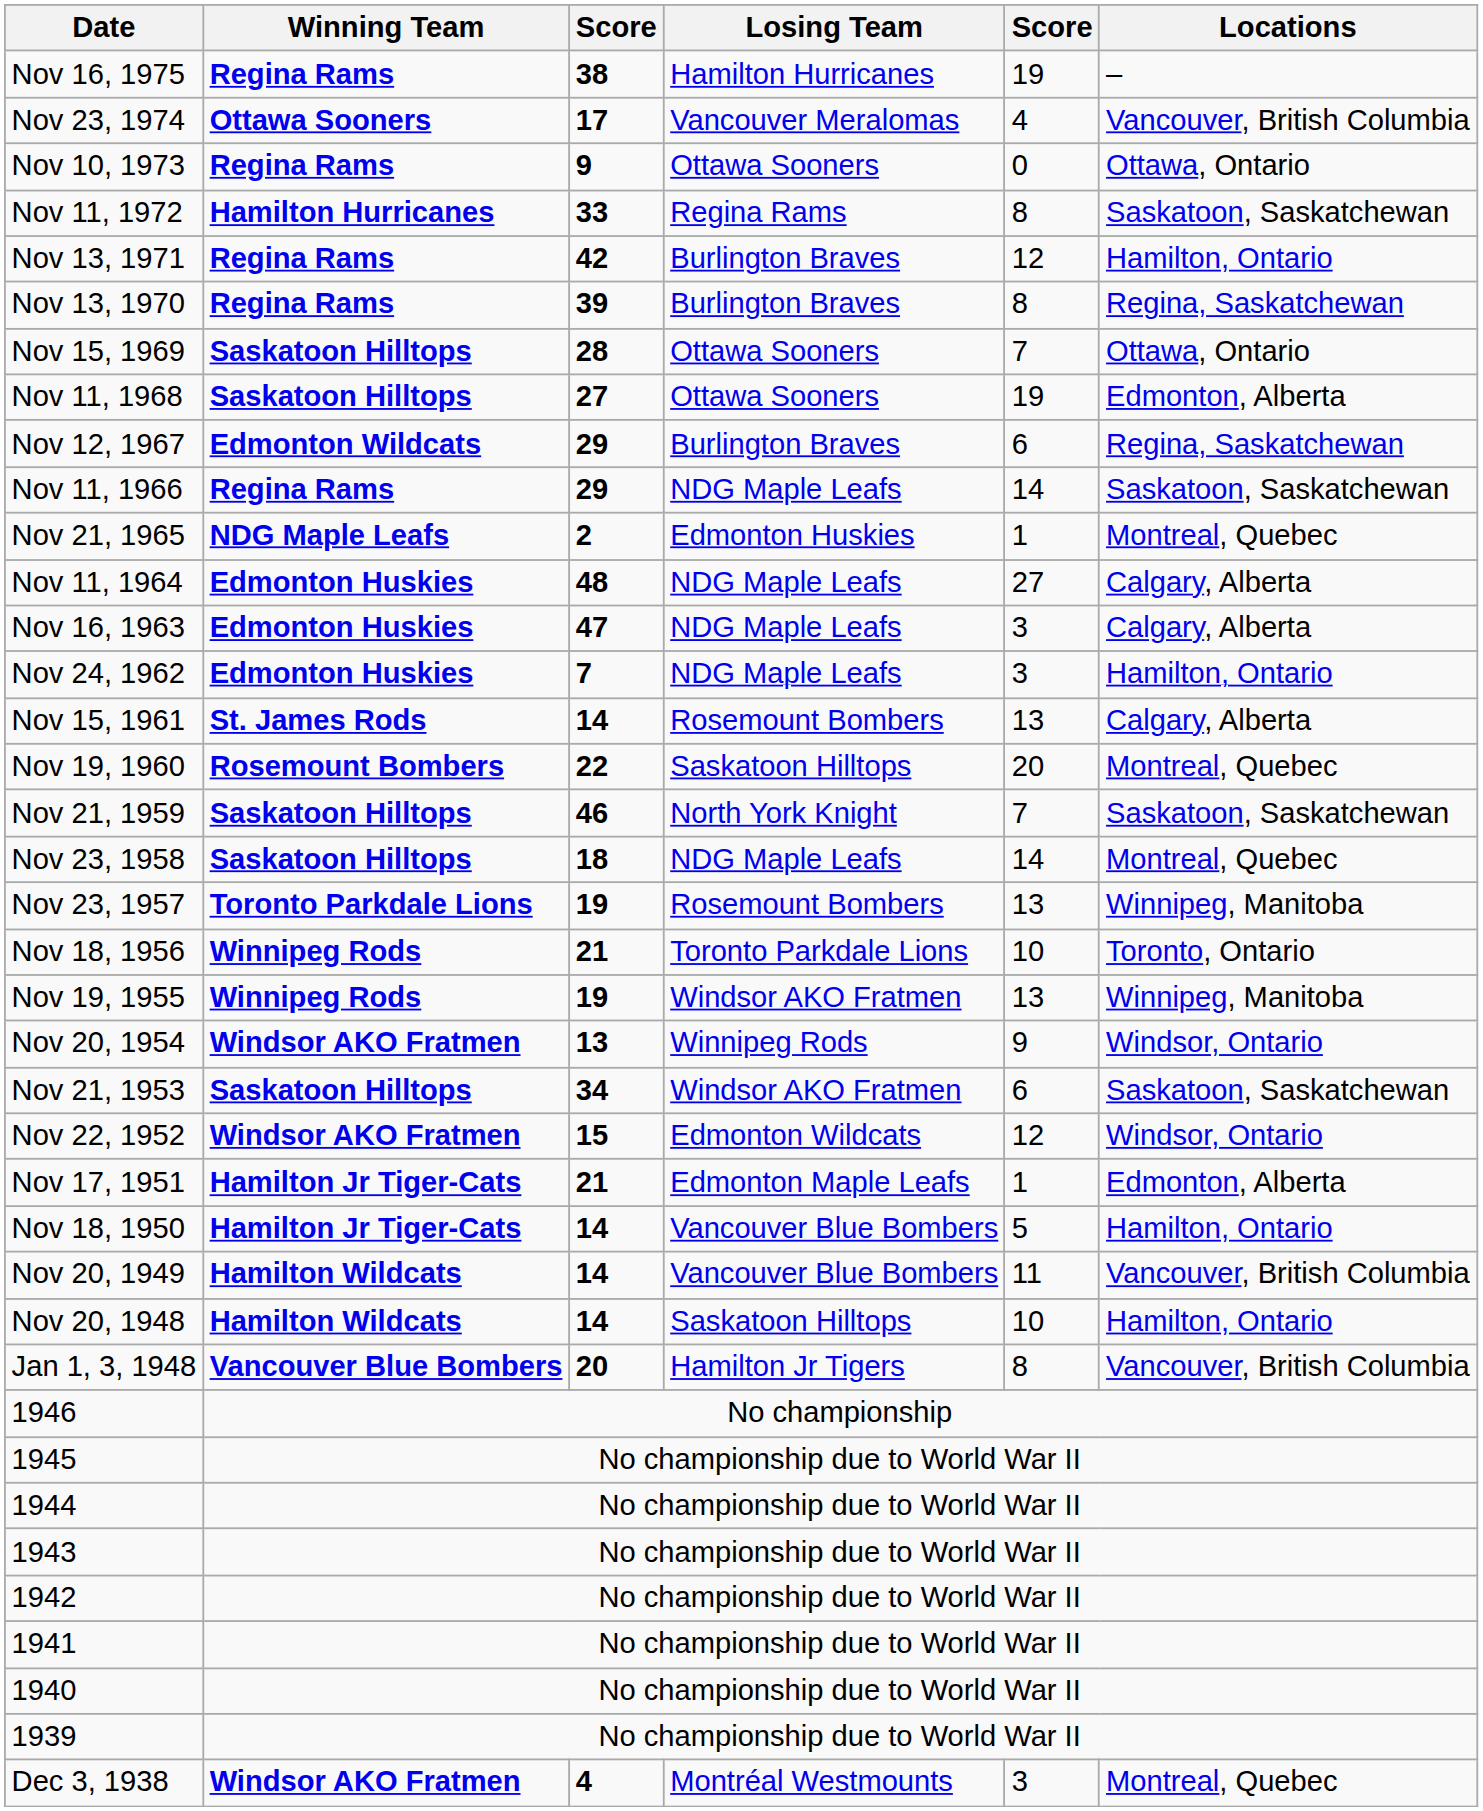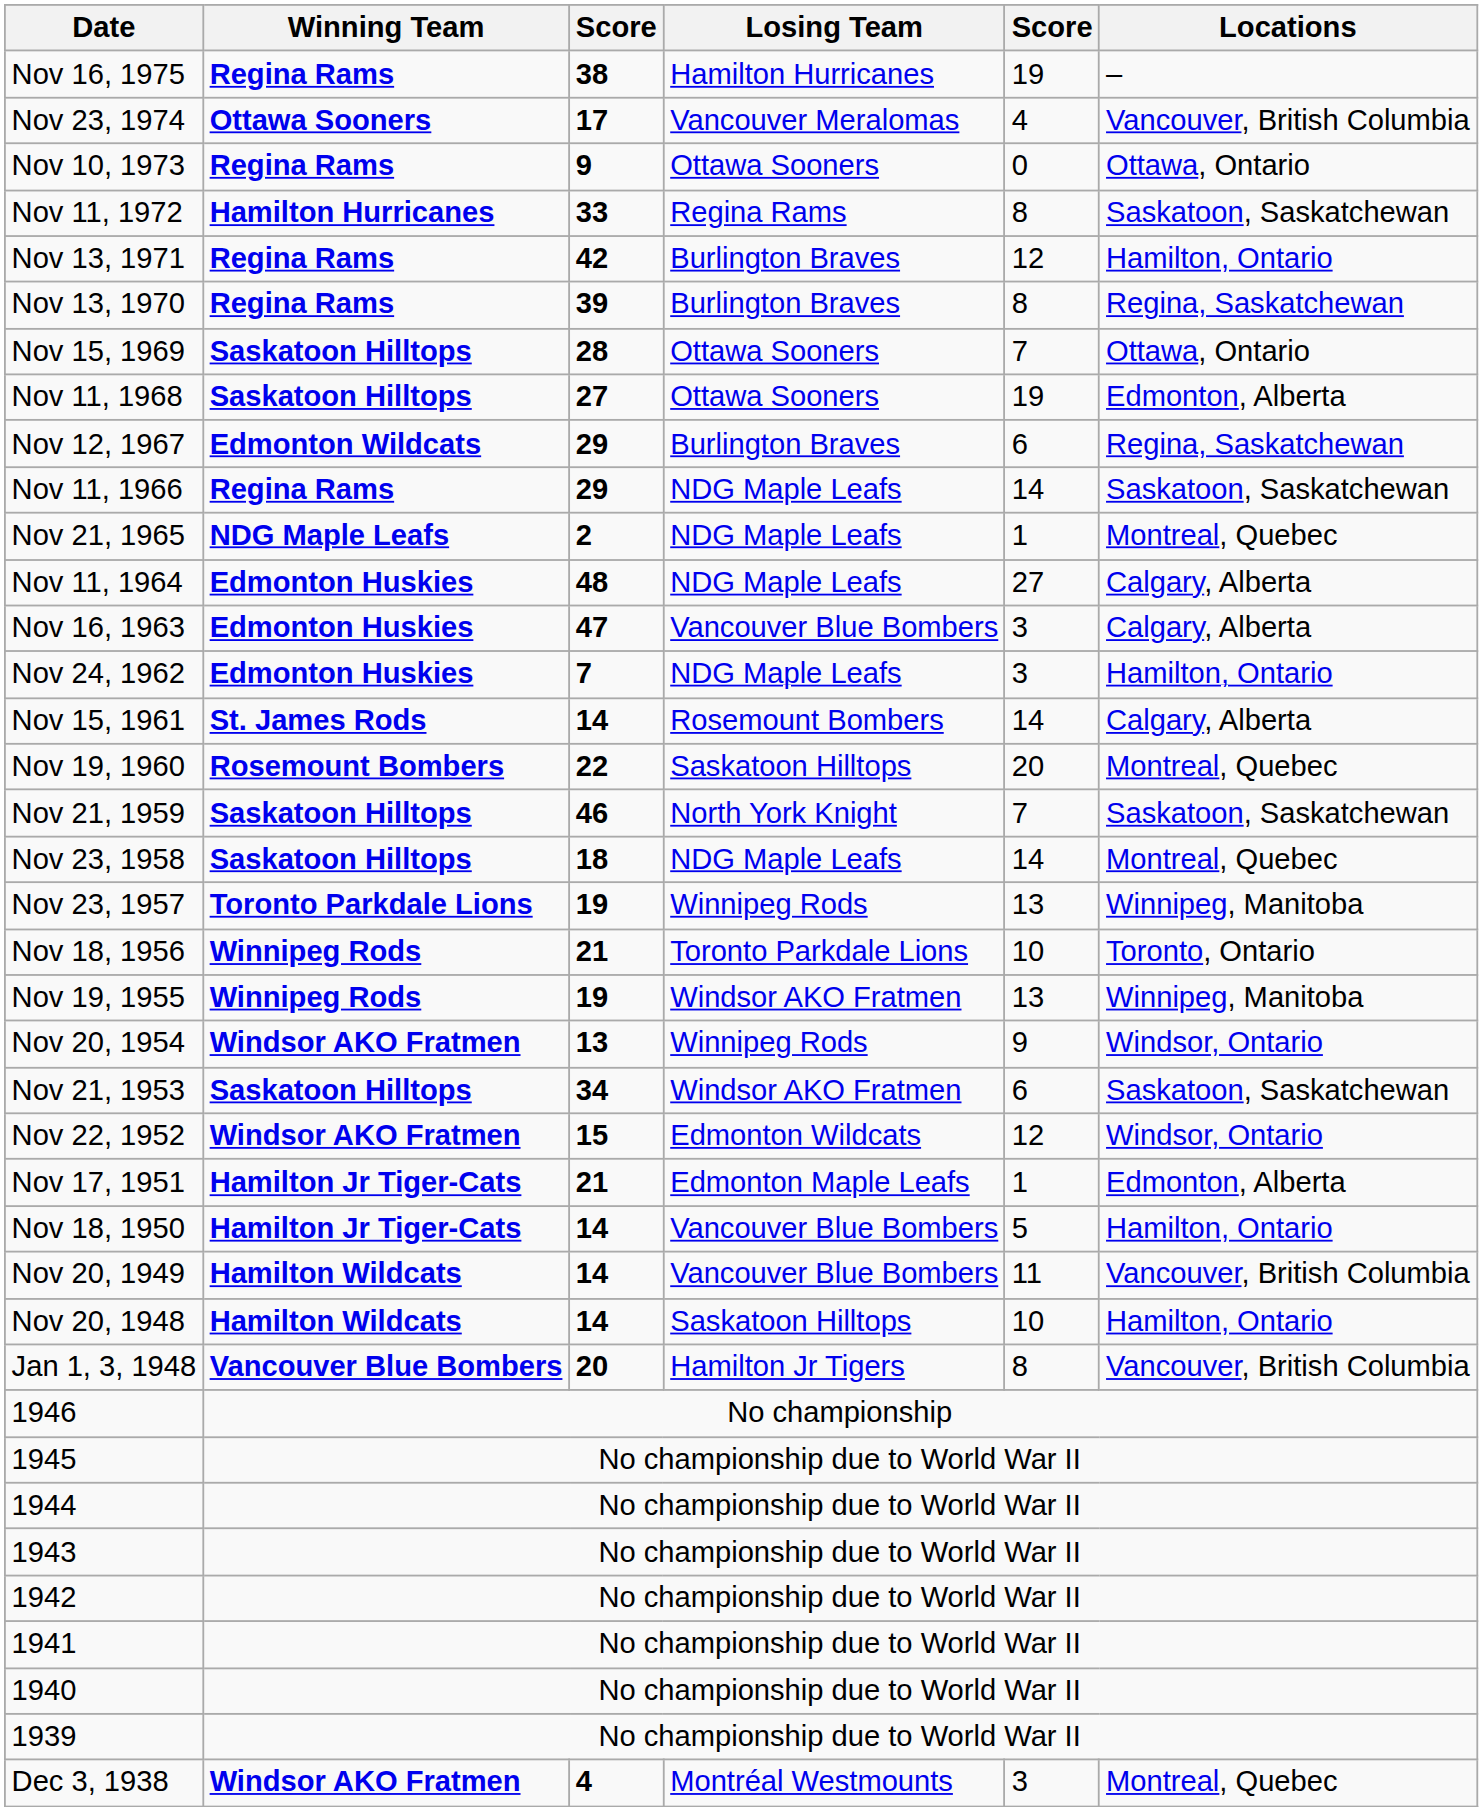(792, 535) Edmonton Huskies -> (786, 535) NDG Maple Leafs
(786, 627) NDG Maple Leafs -> (834, 627) Vancouver Blue Bombers
(1028, 720) 13 -> (1028, 720) 14
(807, 905) Rosemount Bombers -> (769, 905) Winnipeg Rods
